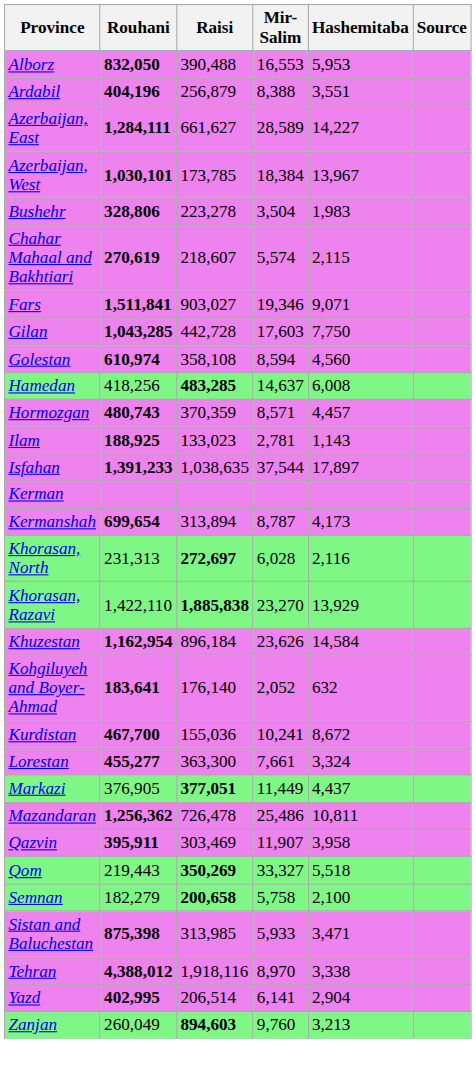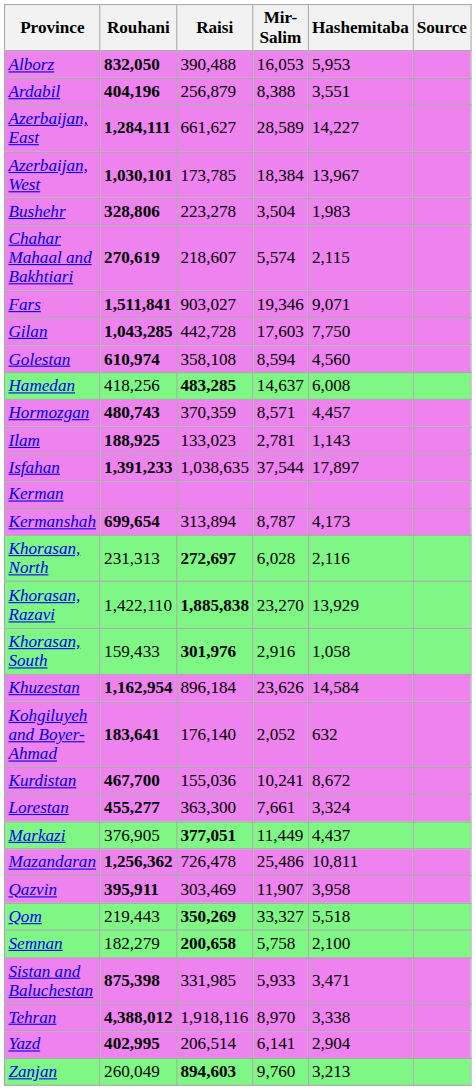(280, 64) 16,553 -> (280, 64) 16,053
+ row: (44, 651)
(208, 934) 313,985 -> (208, 980) 331,985
